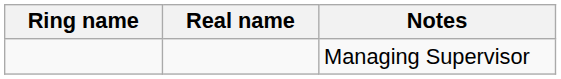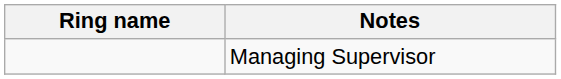- column: (240, 21)
